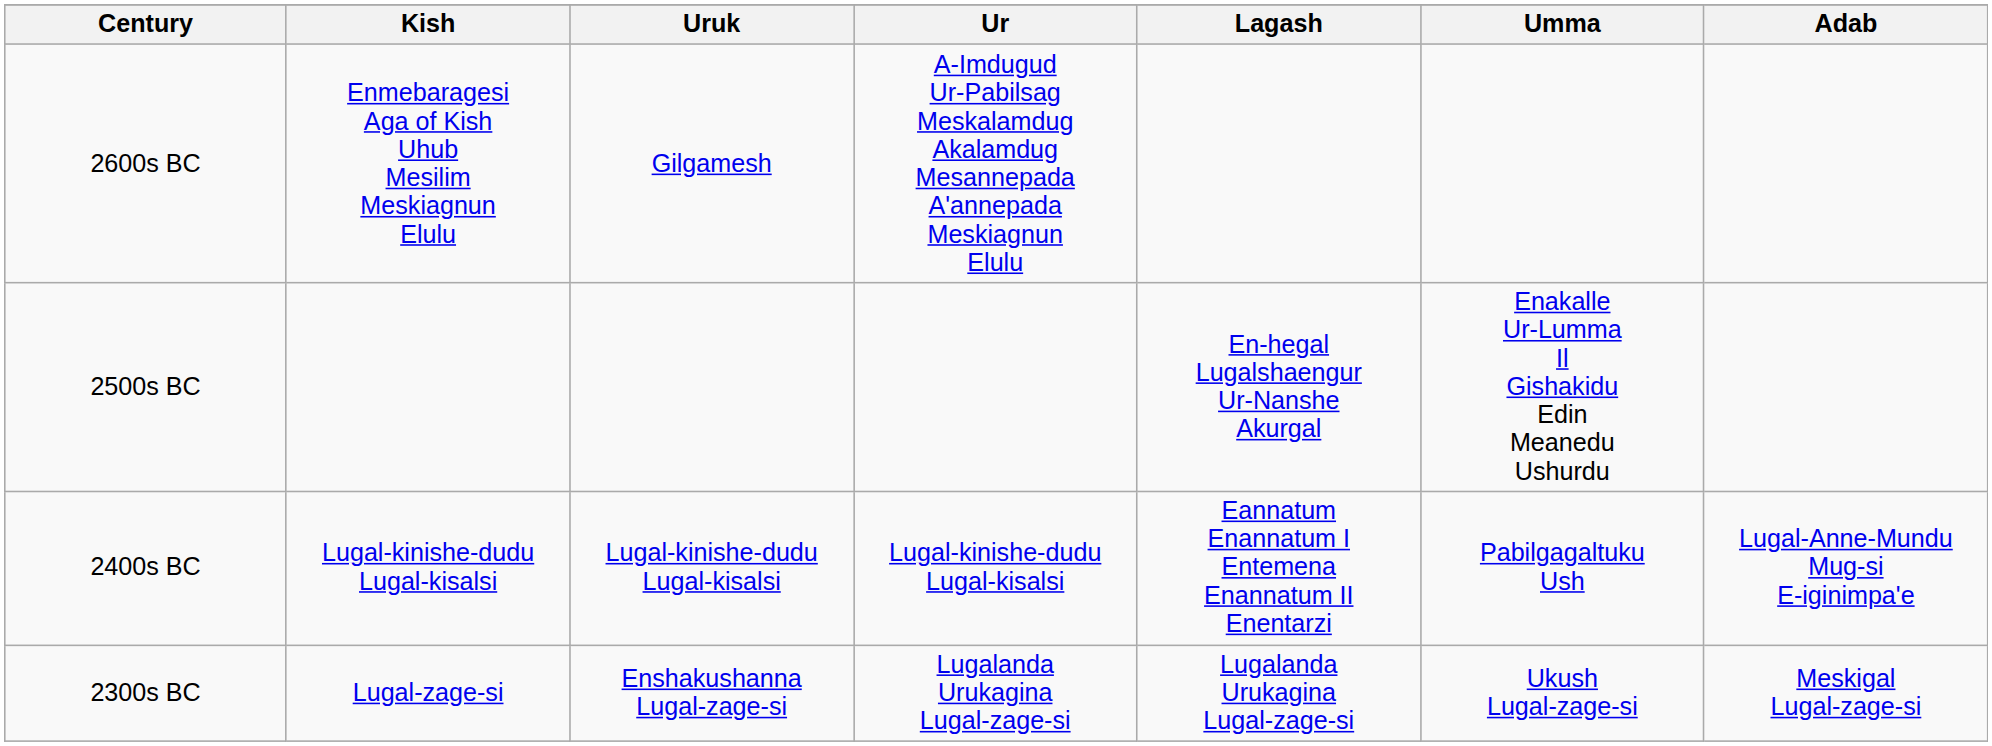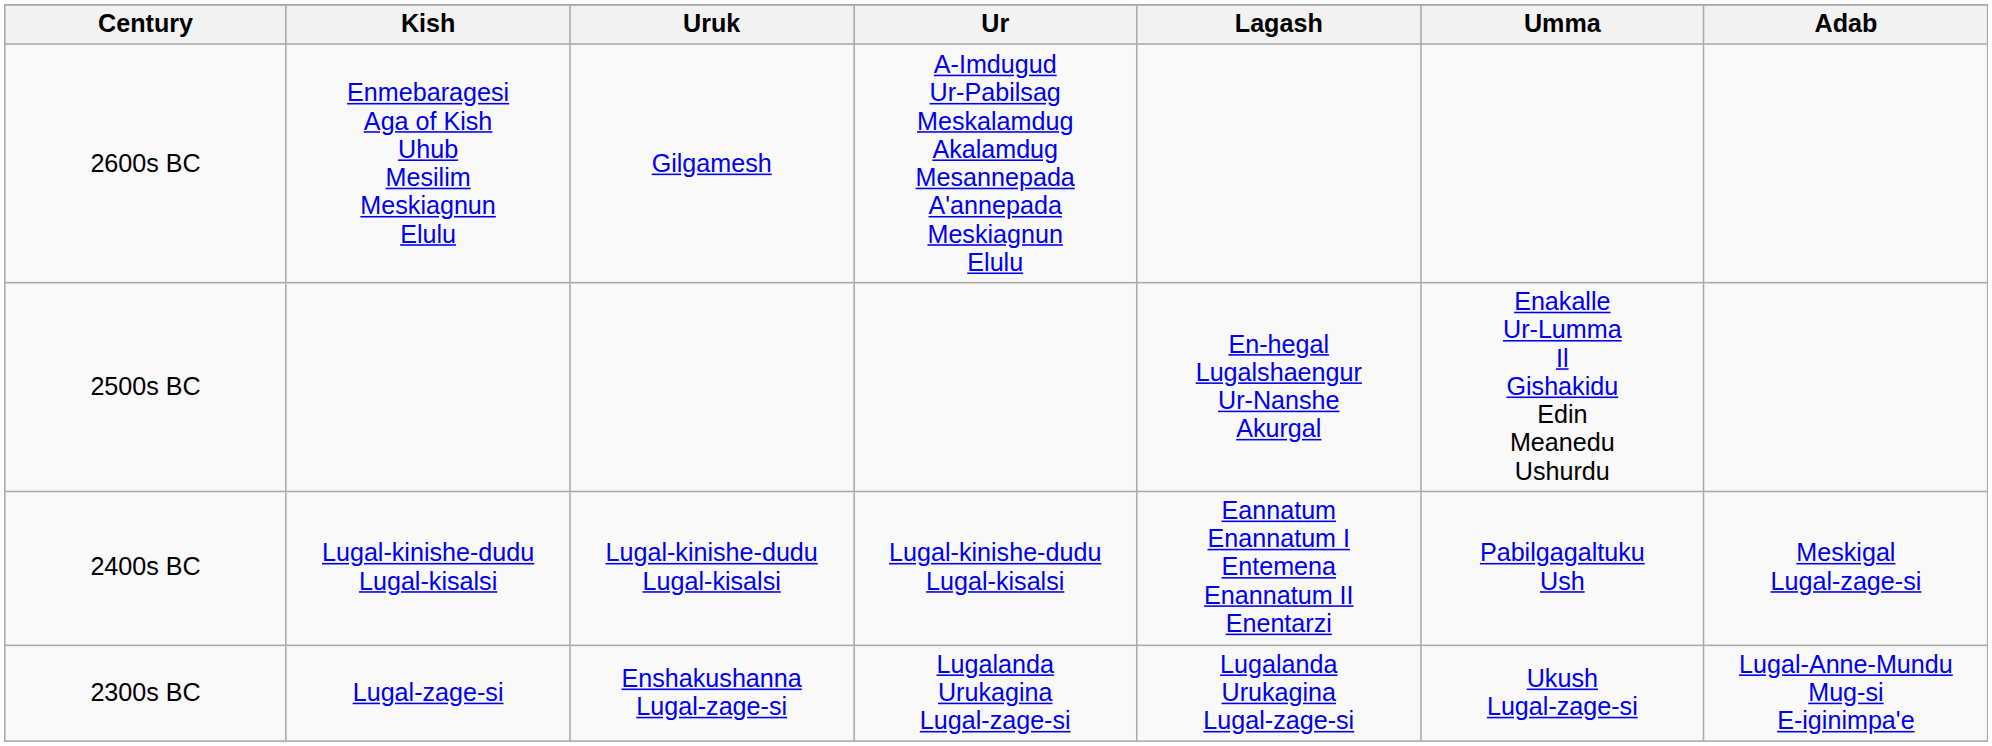(1846, 567) Lugal-Anne-Mundu Mug-si E-iginimpa'e -> (1846, 567) Meskigal Lugal-zage-si
(1846, 692) Meskigal Lugal-zage-si -> (1846, 692) Lugal-Anne-Mundu Mug-si E-iginimpa'e
